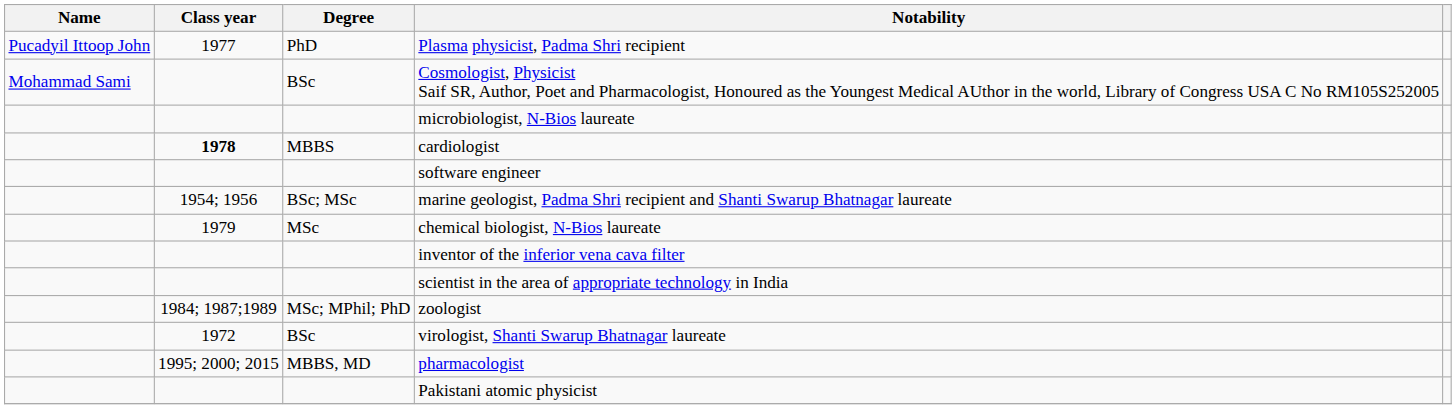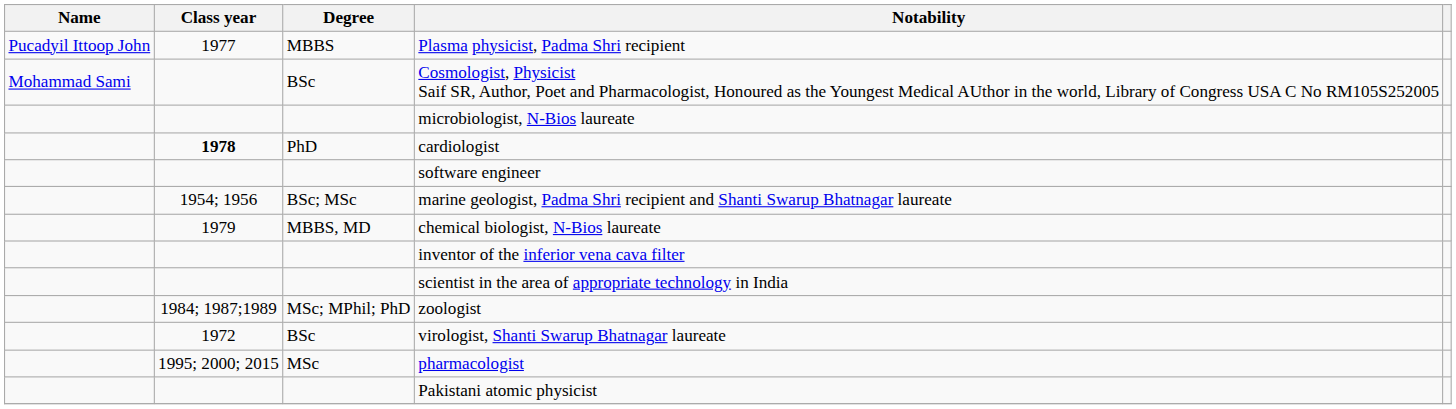(302, 45) PhD -> (311, 45) MBBS
(311, 145) MBBS -> (302, 145) PhD
(303, 227) MSc -> (329, 227) MBBS, MD
(329, 363) MBBS, MD -> (303, 363) MSc
